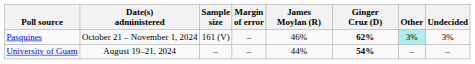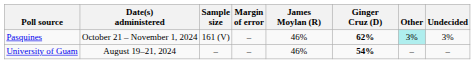(299, 52) 44% -> (299, 52) 46%
